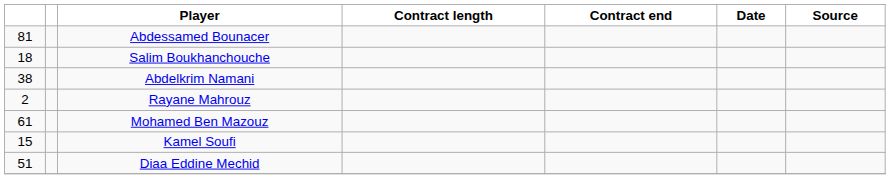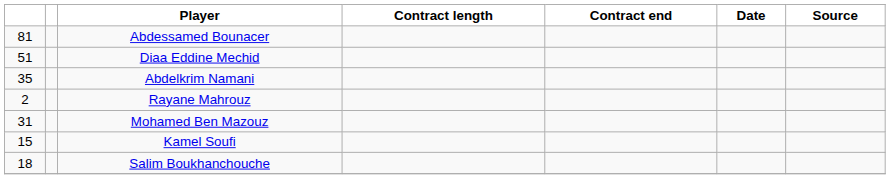rows swapped: (200, 58) <-> (200, 164)
(25, 79) 38 -> (25, 79) 35
(25, 121) 61 -> (25, 121) 31
